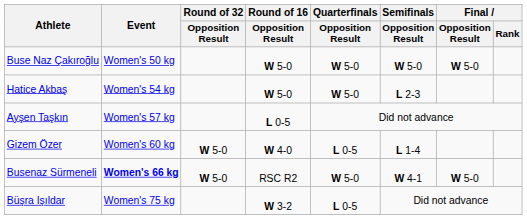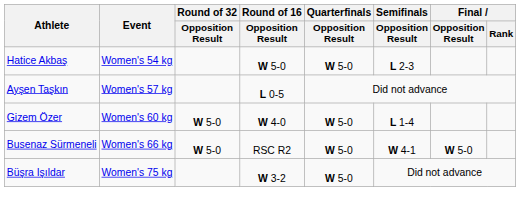- row: (53, 61)
(345, 151) L 0-5 -> (339, 123) W 5-0
(141, 173) bold -> (137, 145) normal
(345, 207) L 0-5 -> (339, 179) W 5-0
